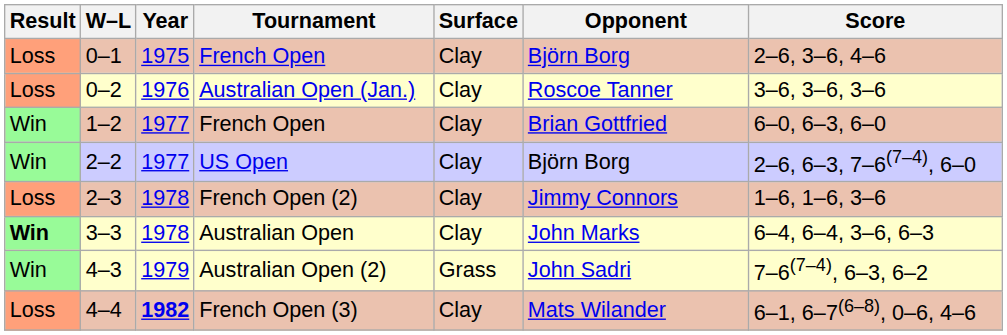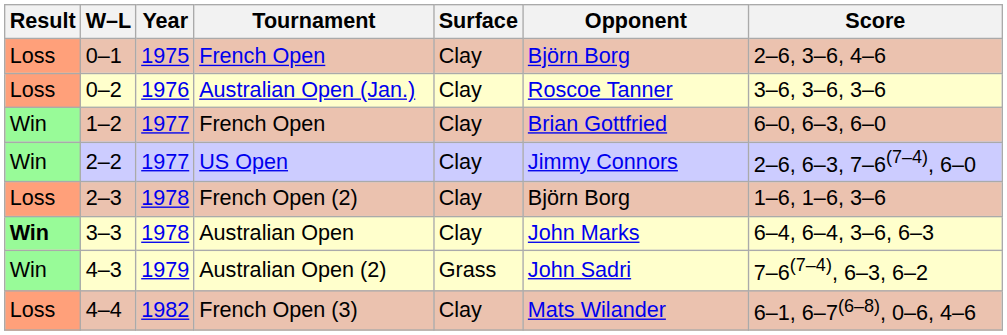(579, 161) Björn Borg -> (603, 161) Jimmy Connors
(603, 198) Jimmy Connors -> (579, 198) Björn Borg
(165, 310) bold -> (165, 310) normal
